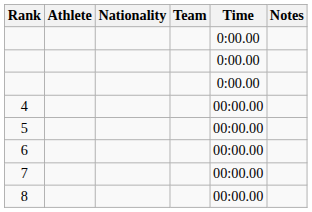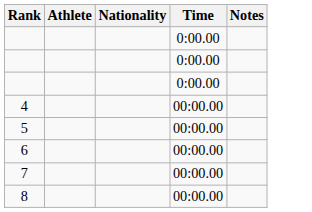- column: (190, 15)
